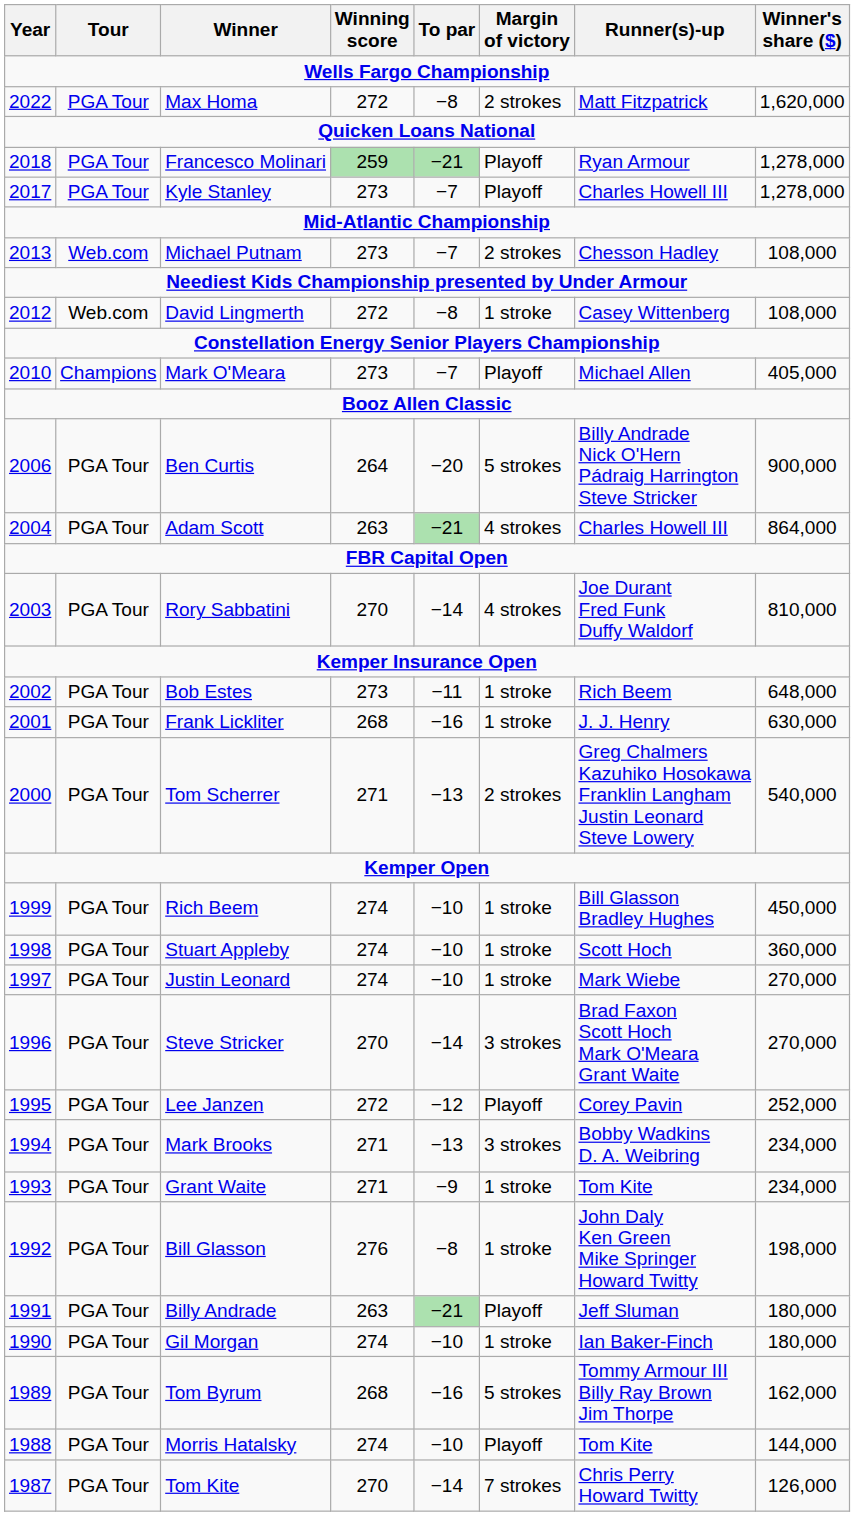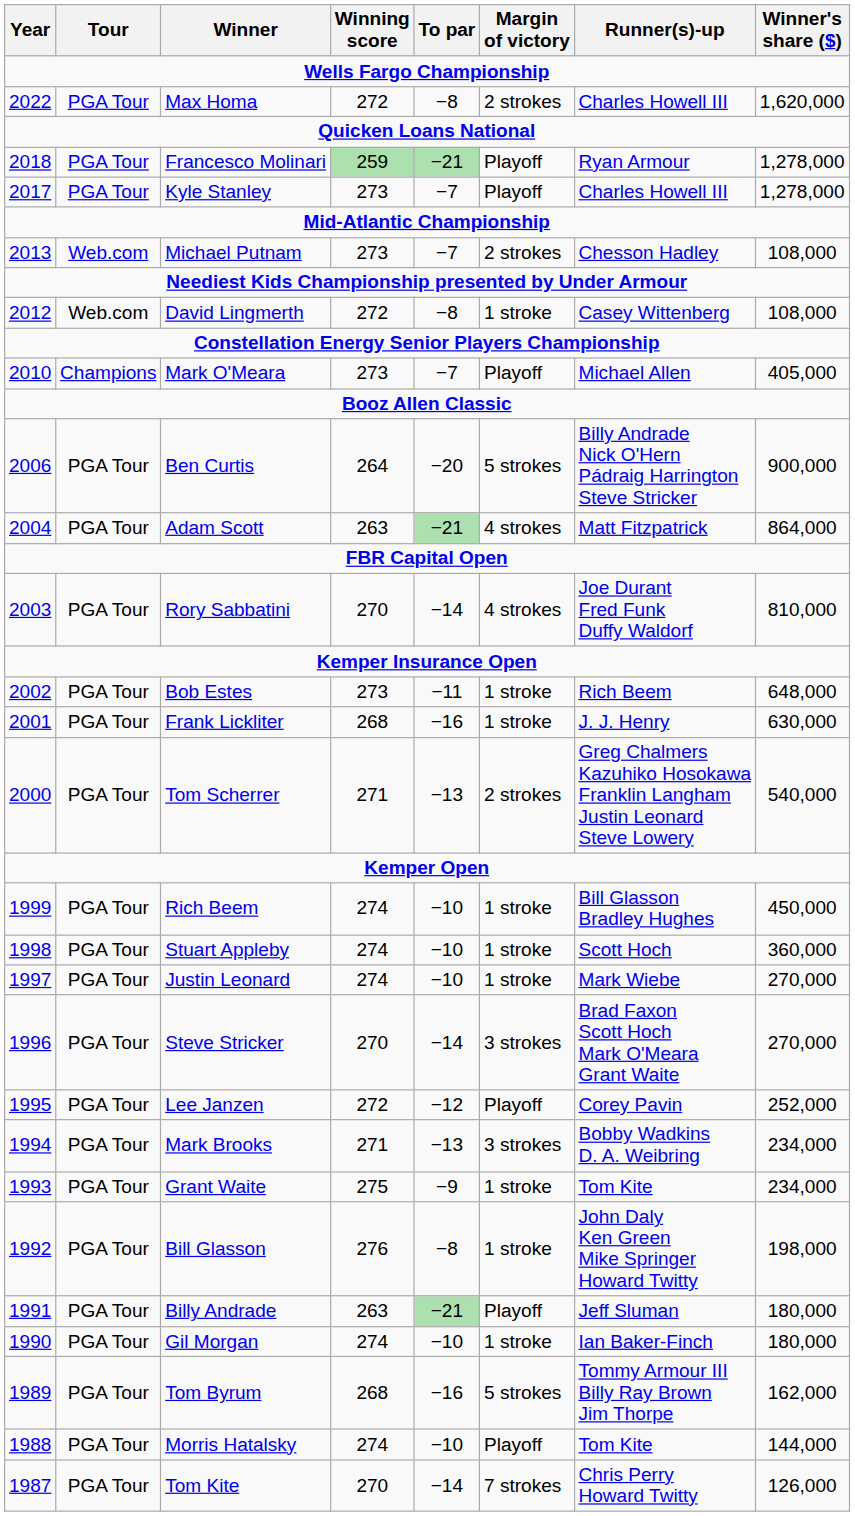(643, 101) Matt Fitzpatrick -> (653, 101) Charles Howell III
(653, 528) Charles Howell III -> (643, 528) Matt Fitzpatrick
(372, 1186) 271 -> (372, 1186) 275
